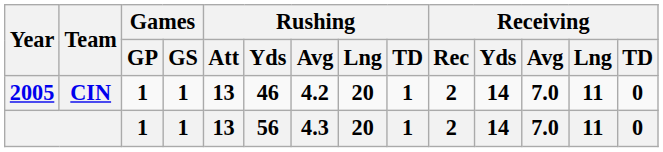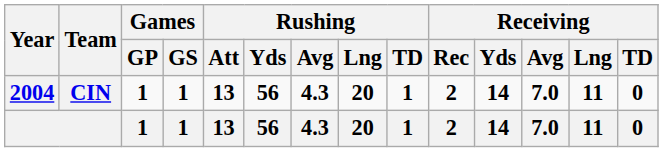(32, 92) 2005 -> (32, 92) 2004
(268, 92) 46 -> (268, 92) 56
(315, 92) 4.2 -> (315, 92) 4.3
